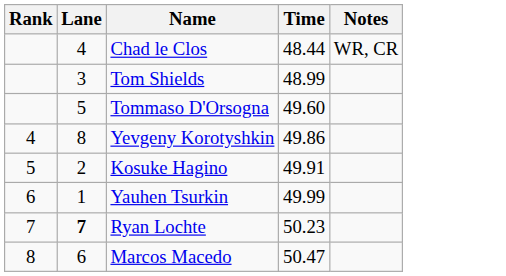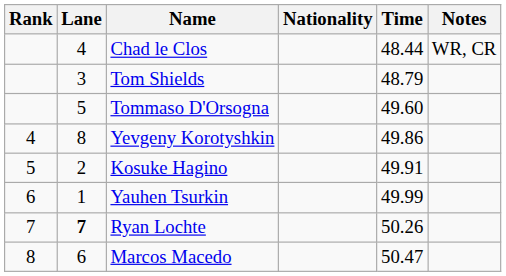+ column: (328, 19)
(304, 78) 48.99 -> (402, 78) 48.79
(304, 227) 50.23 -> (402, 227) 50.26
